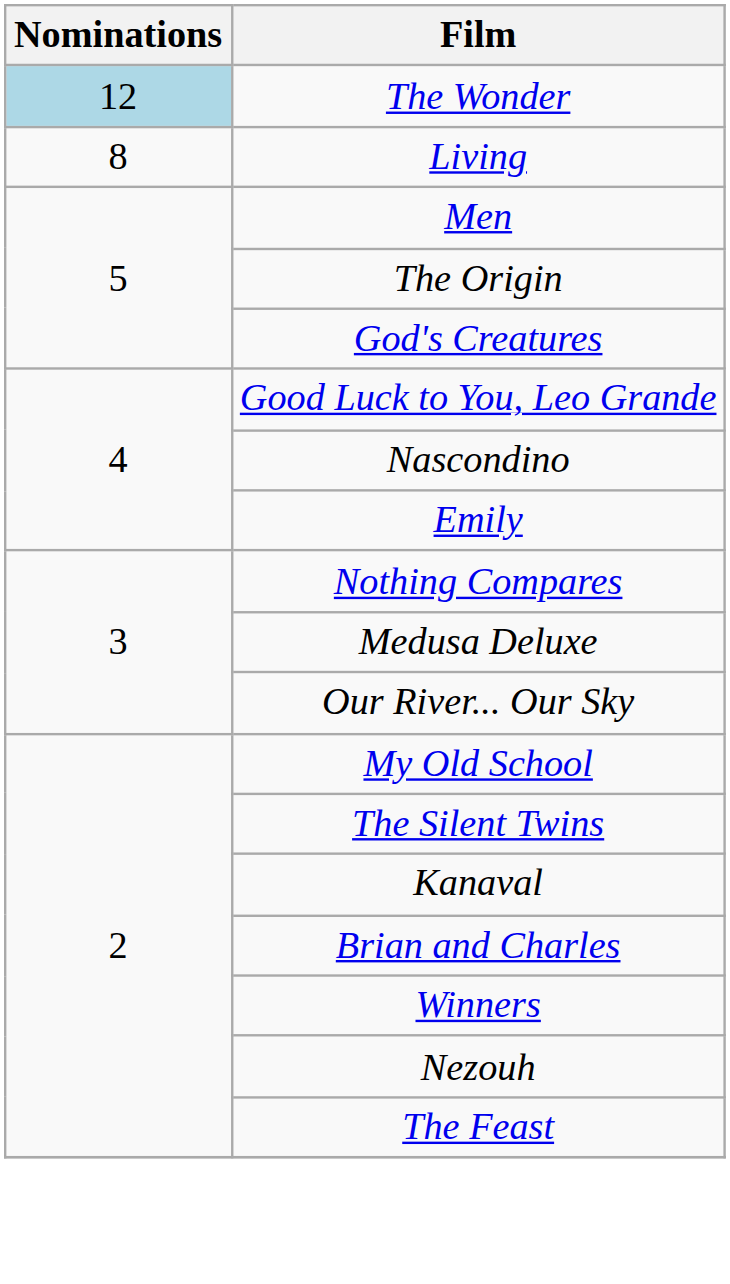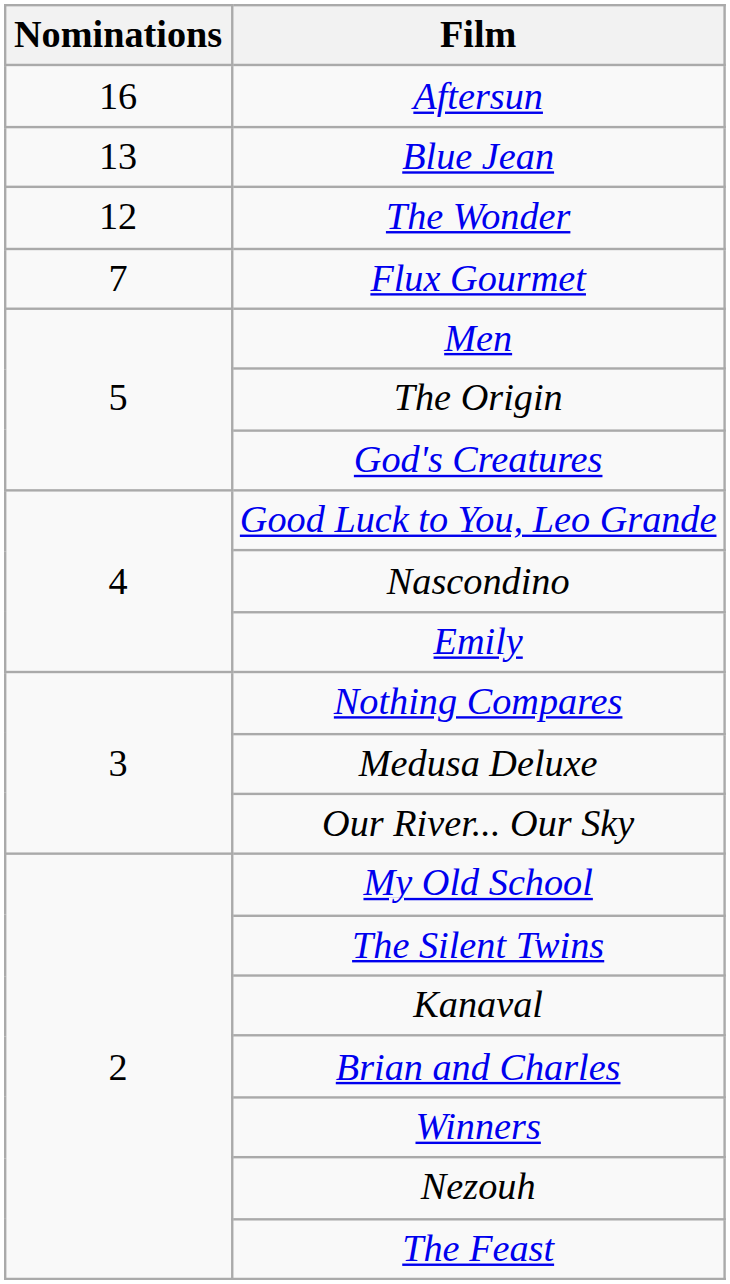+ row: (478, 95)
+ row: (478, 156)
(118, 95) lightblue background -> (118, 216) no background
- row: (478, 156)
+ row: (478, 277)
